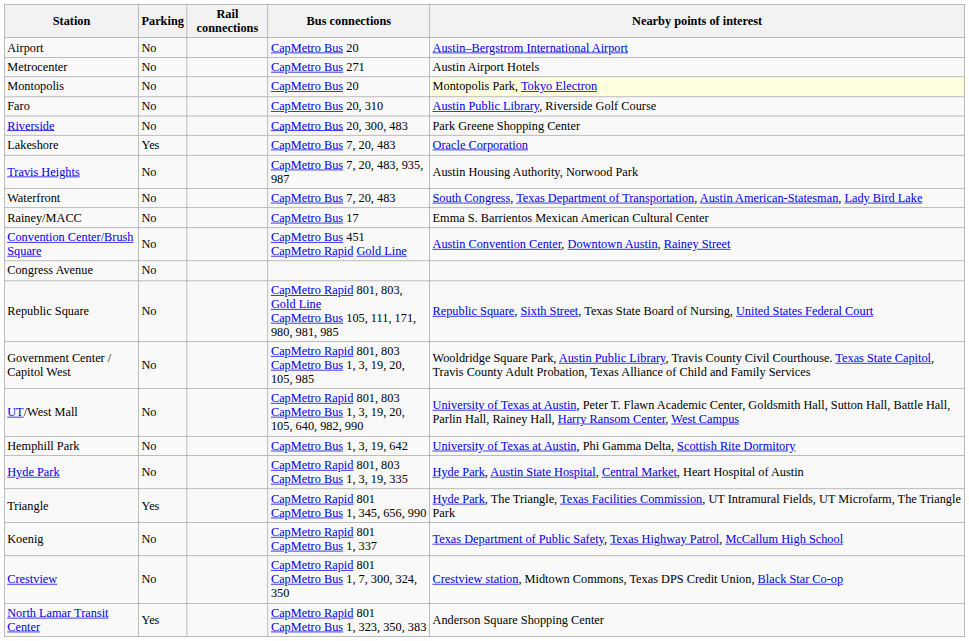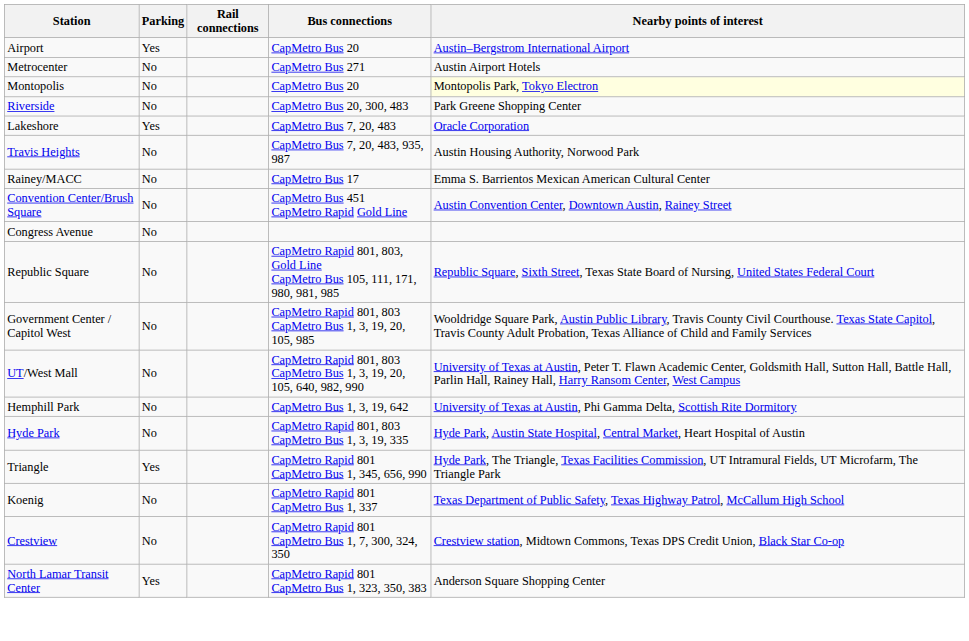(149, 47) No -> (151, 47) Yes
- row: (19, 106)
- row: (34, 198)
